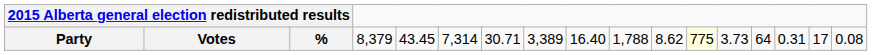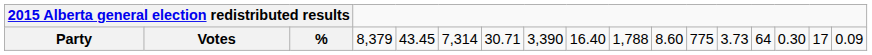(545, 38) 3,389 -> (545, 38) 3,390
(669, 38) 8.62 -> (669, 38) 8.60
(702, 38) lightyellow background -> (702, 38) no background
(792, 38) 0.31 -> (792, 38) 0.30
(849, 38) 0.08 -> (849, 38) 0.09
